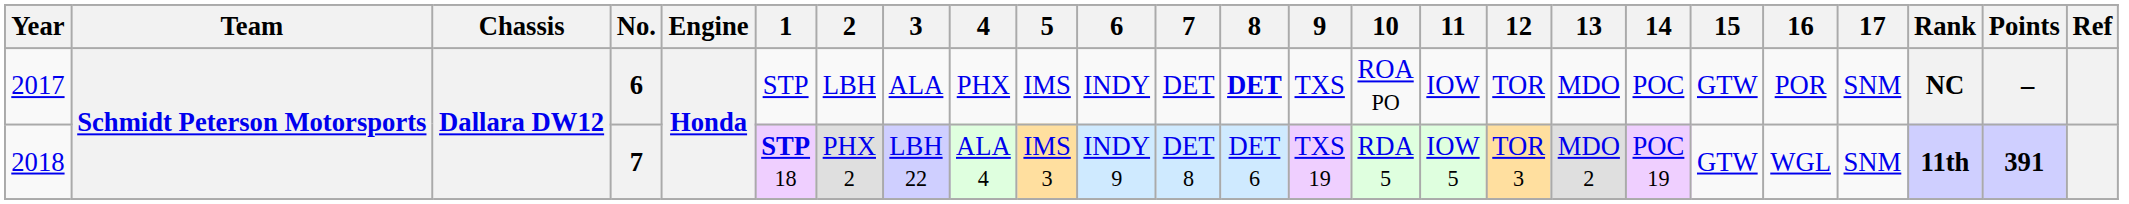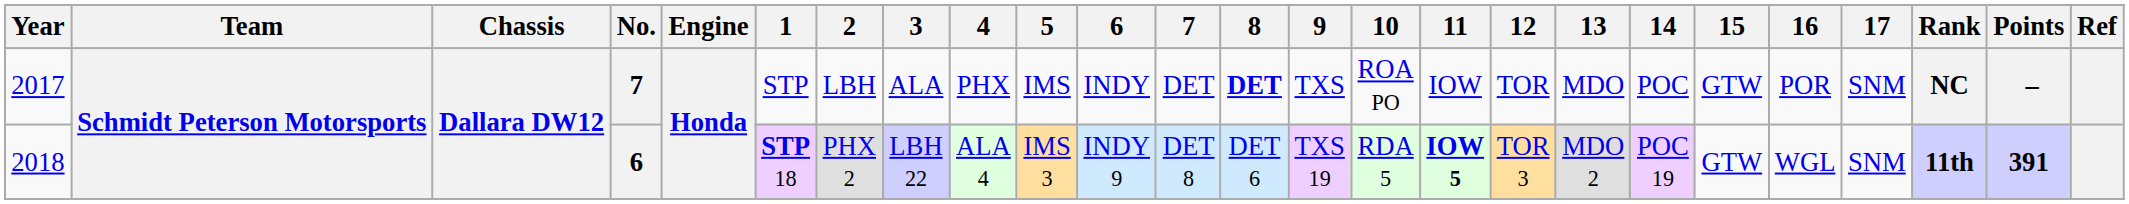(636, 85) 6 -> (636, 85) 7
(636, 161) 7 -> (636, 161) 6
(1453, 160) normal -> (1455, 161) bold
